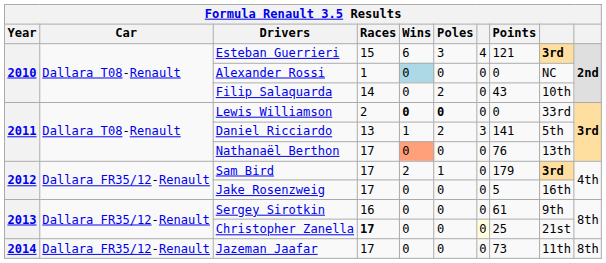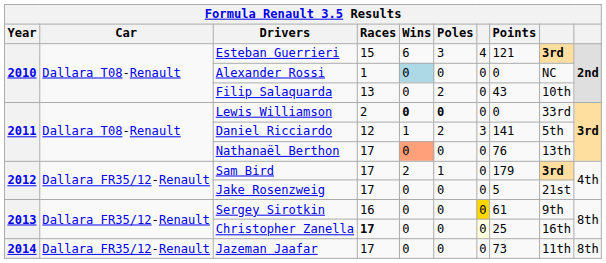(367, 93) 14 -> (367, 93) 13
(367, 132) 13 -> (367, 132) 12
(557, 190) 16th -> (557, 190) 21st
(483, 210) no background -> (483, 210) gold background
(557, 230) 21st -> (557, 230) 16th
